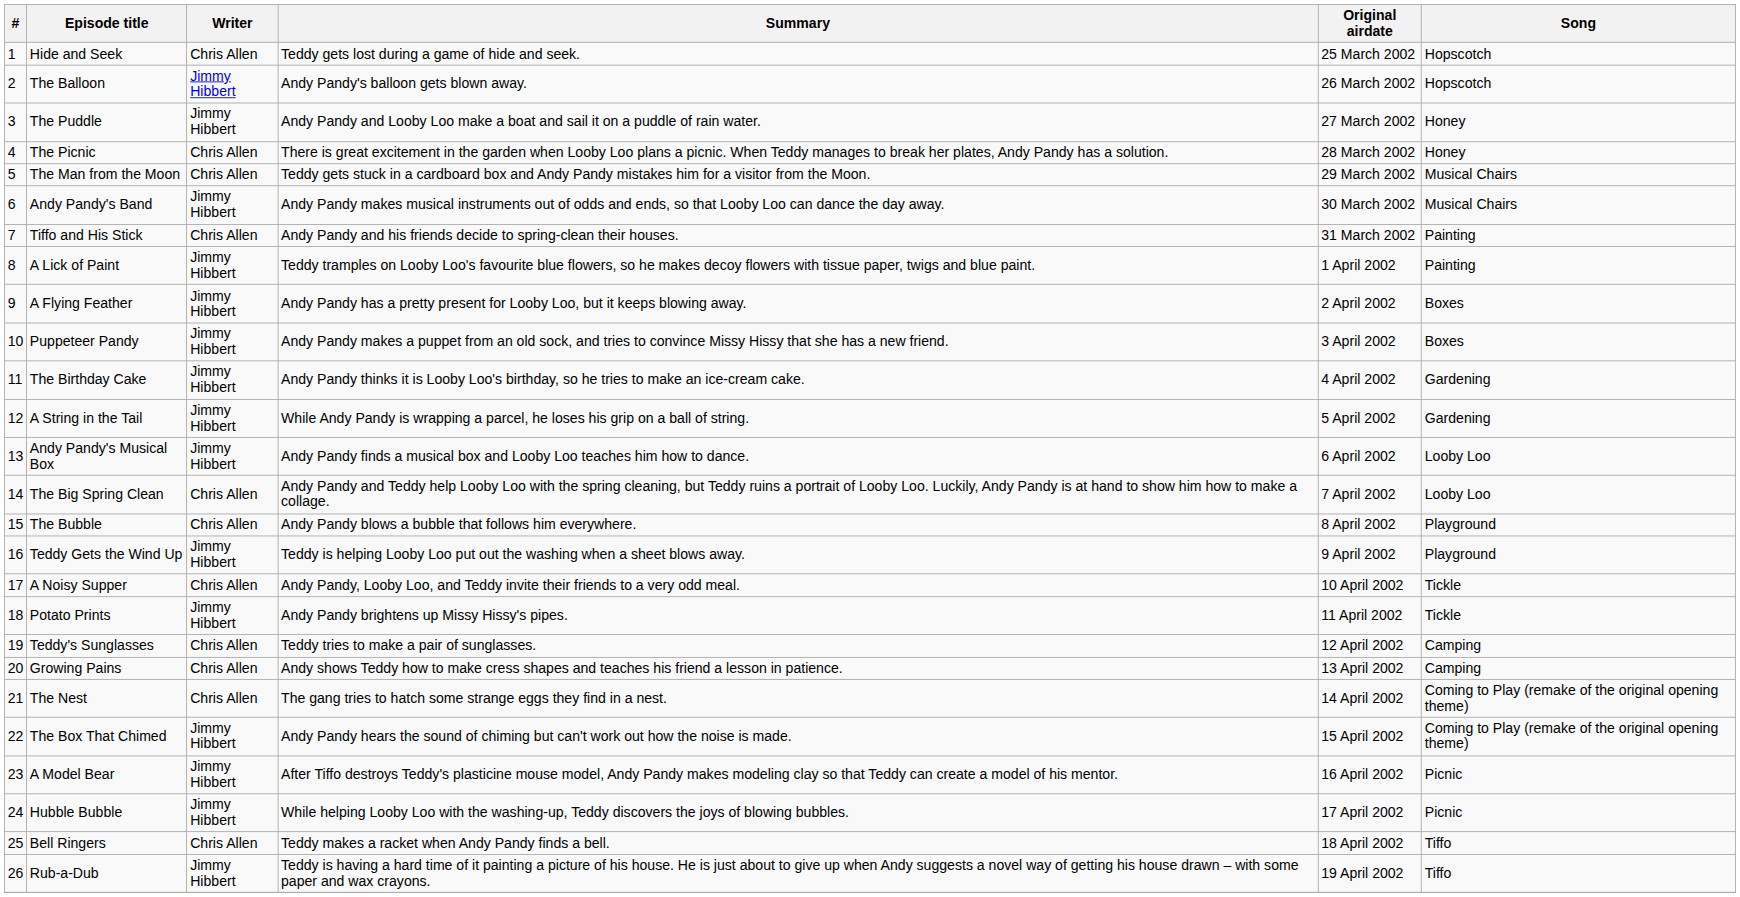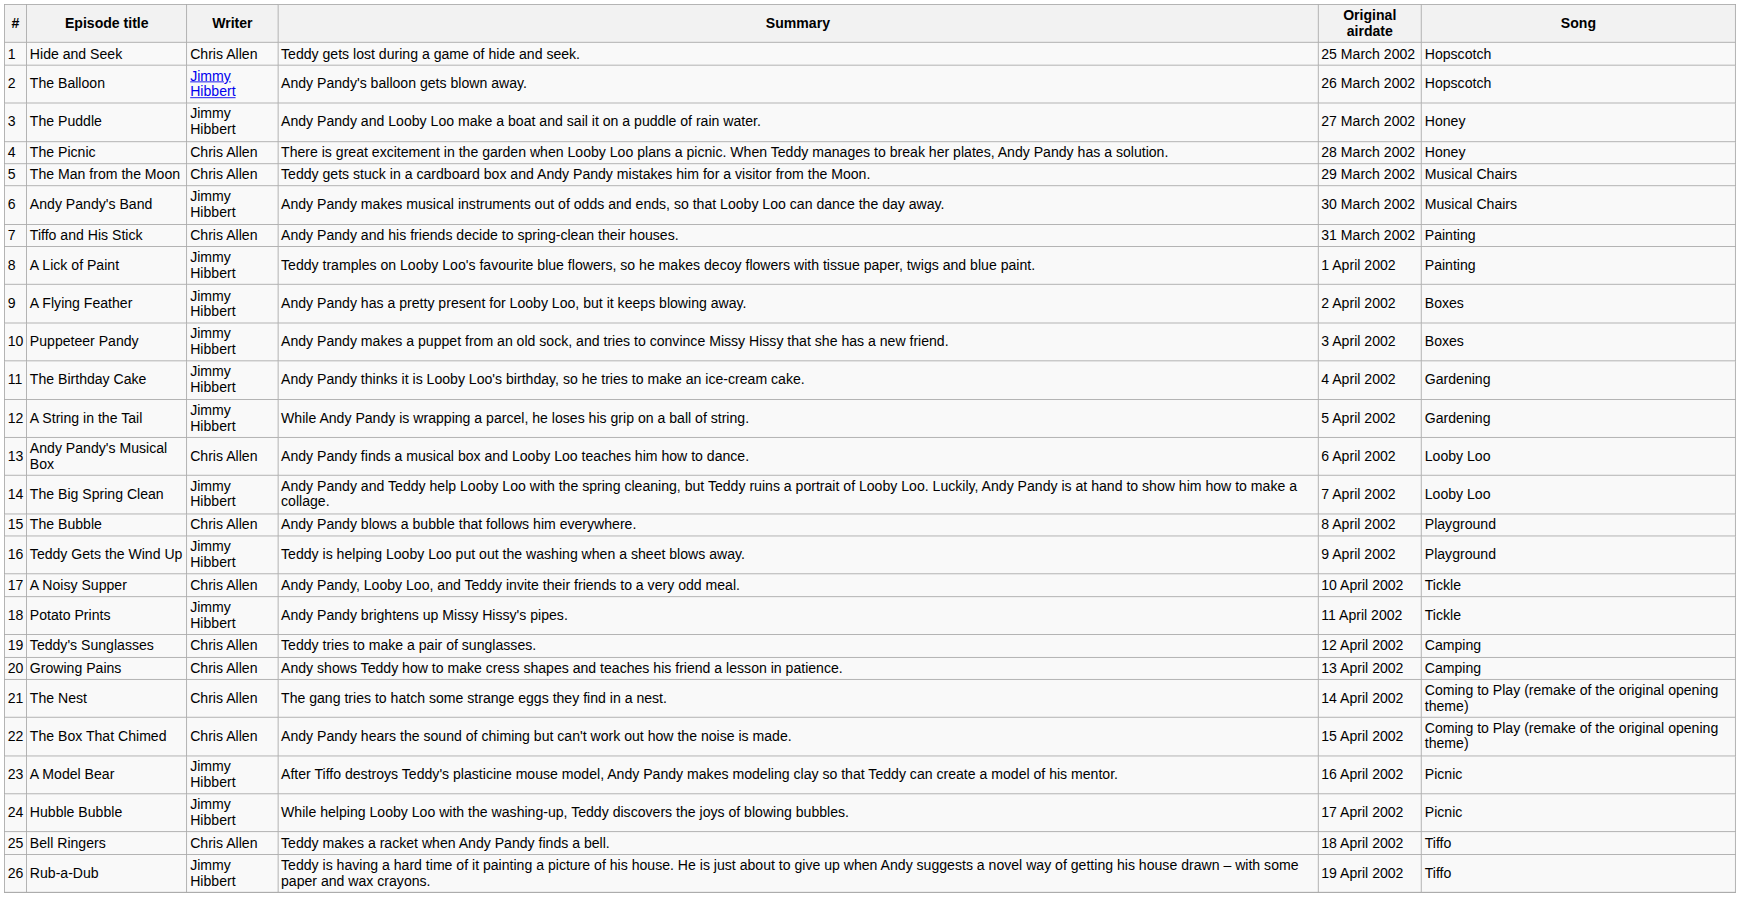(213, 456) Jimmy Hibbert -> (224, 456) Chris Allen
(224, 494) Chris Allen -> (213, 494) Jimmy Hibbert
(213, 736) Jimmy Hibbert -> (224, 736) Chris Allen
